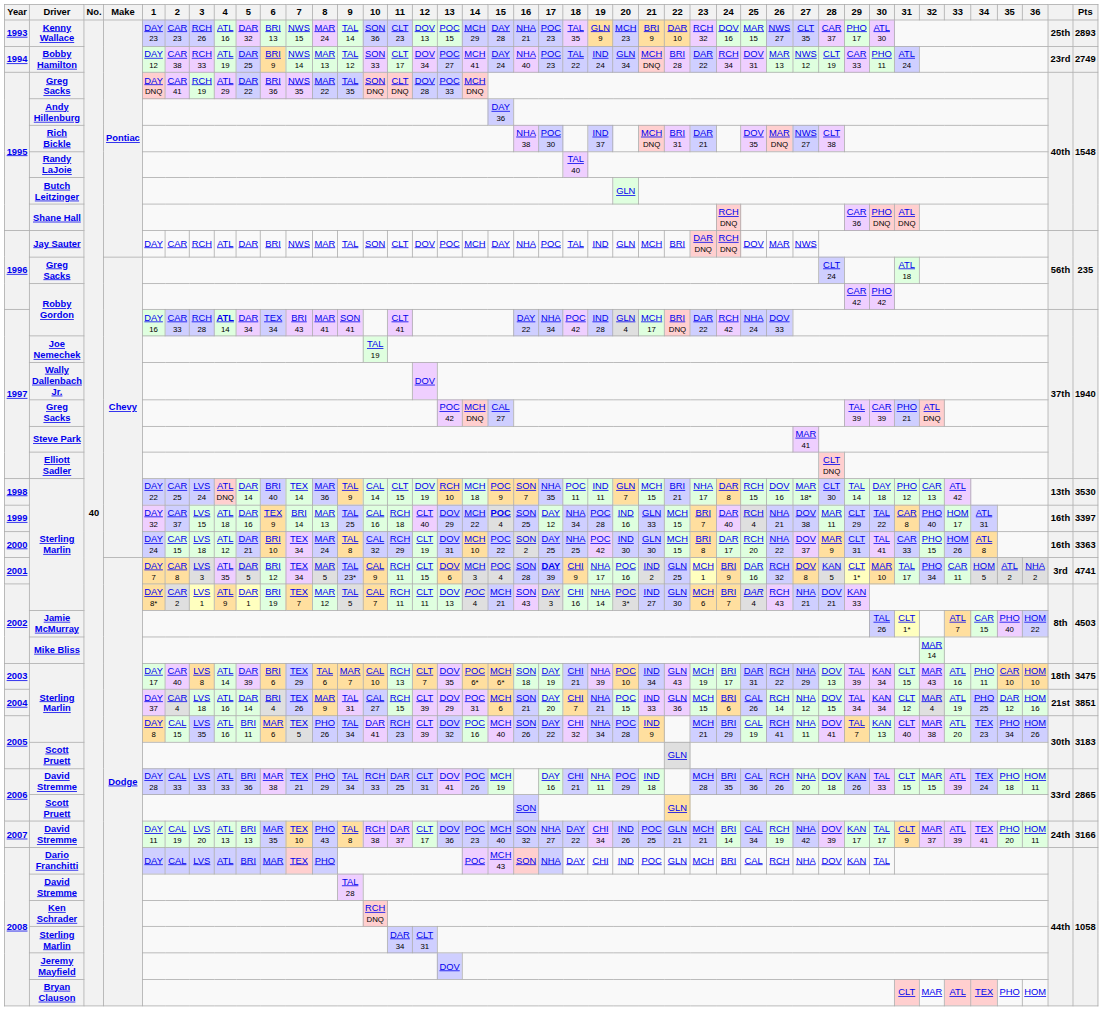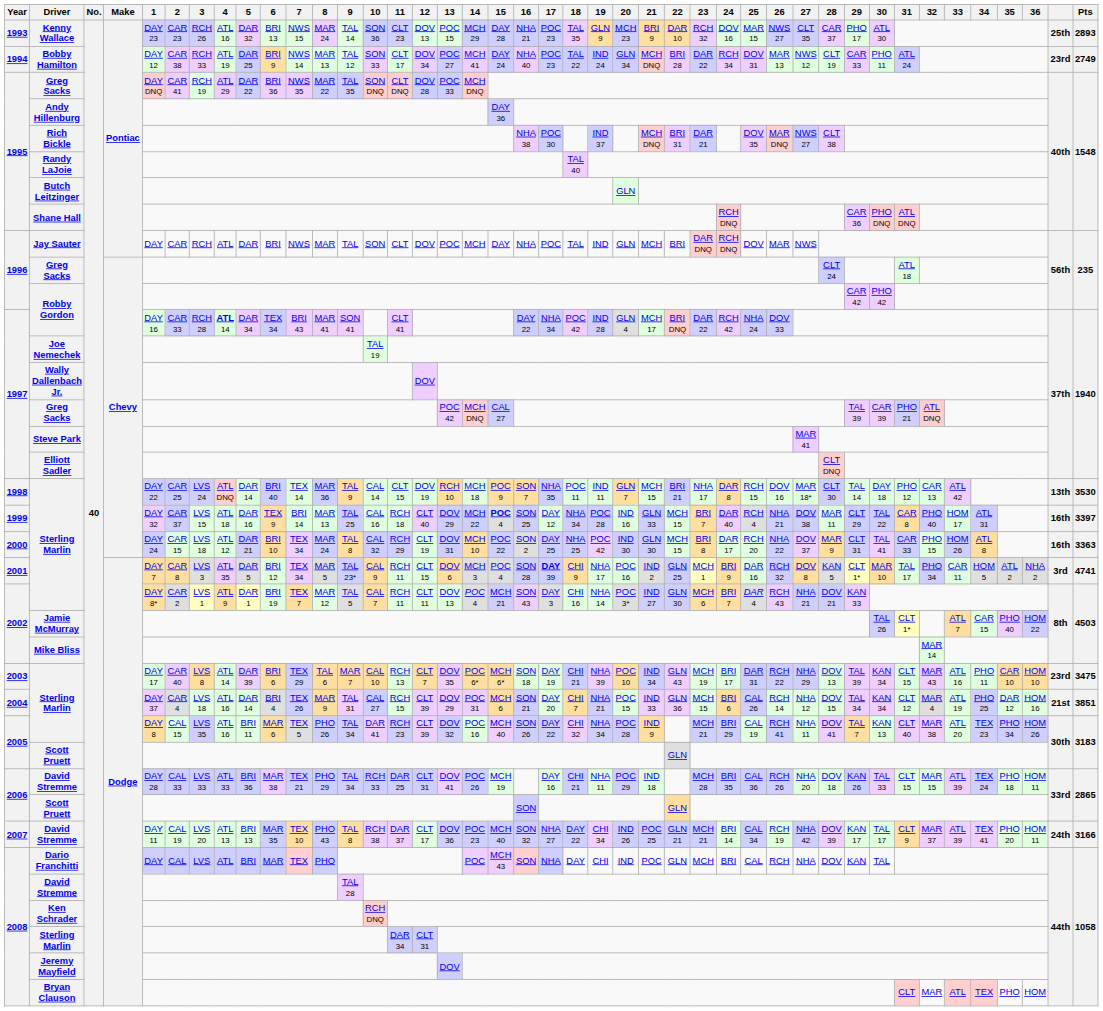(1060, 676) 18th -> (1061, 676) 23rd
